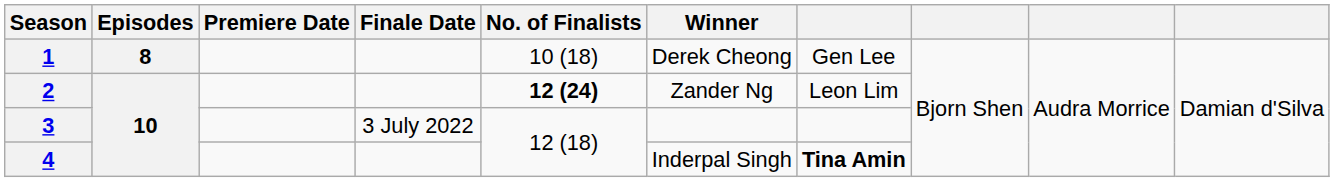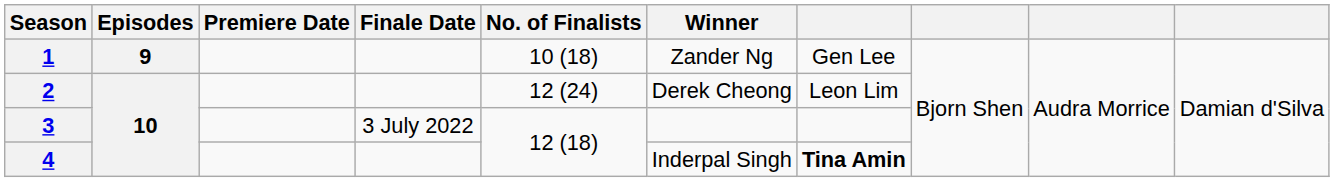(145, 57) 8 -> (145, 57) 9
(722, 57) Derek Cheong -> (722, 57) Zander Ng
(564, 91) bold -> (564, 91) normal
(722, 91) Zander Ng -> (722, 91) Derek Cheong
